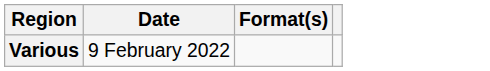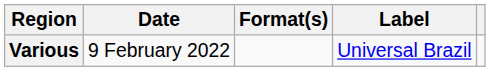+ column: (404, 19)
